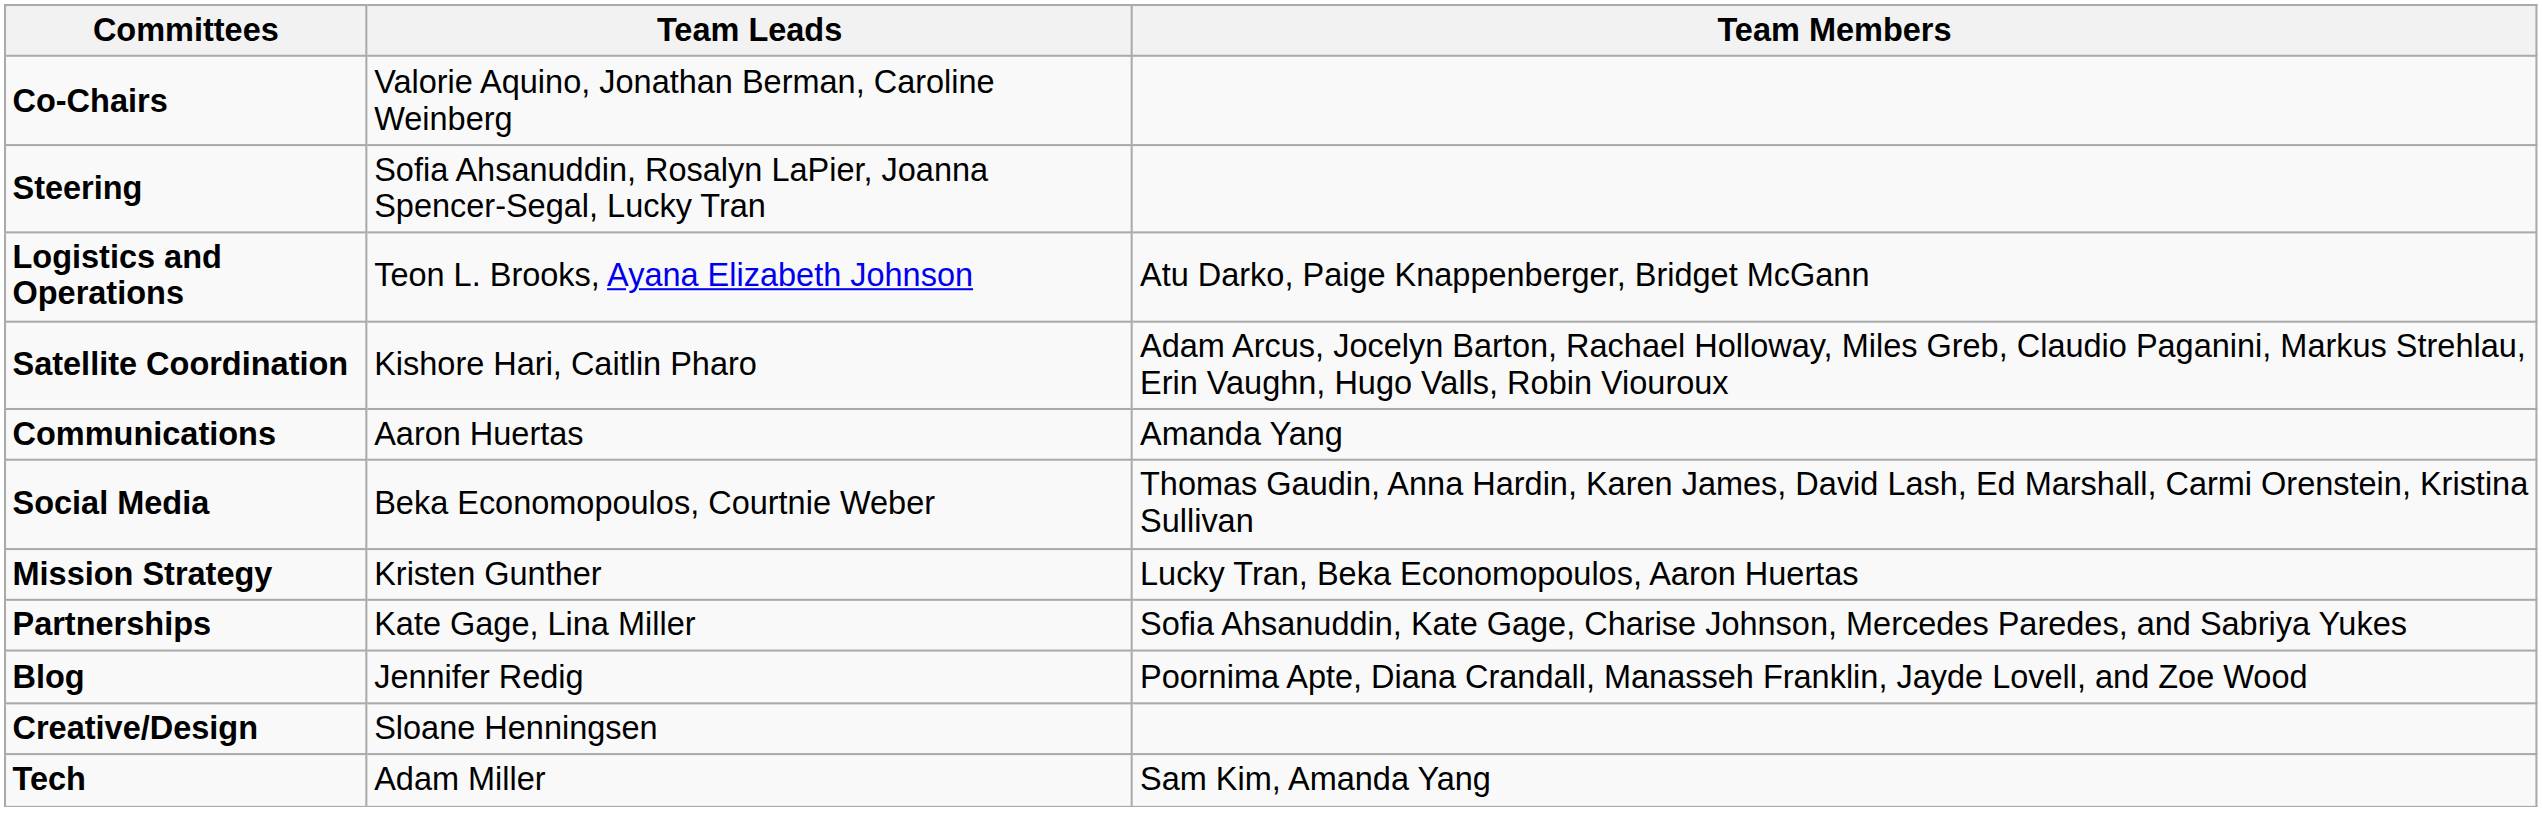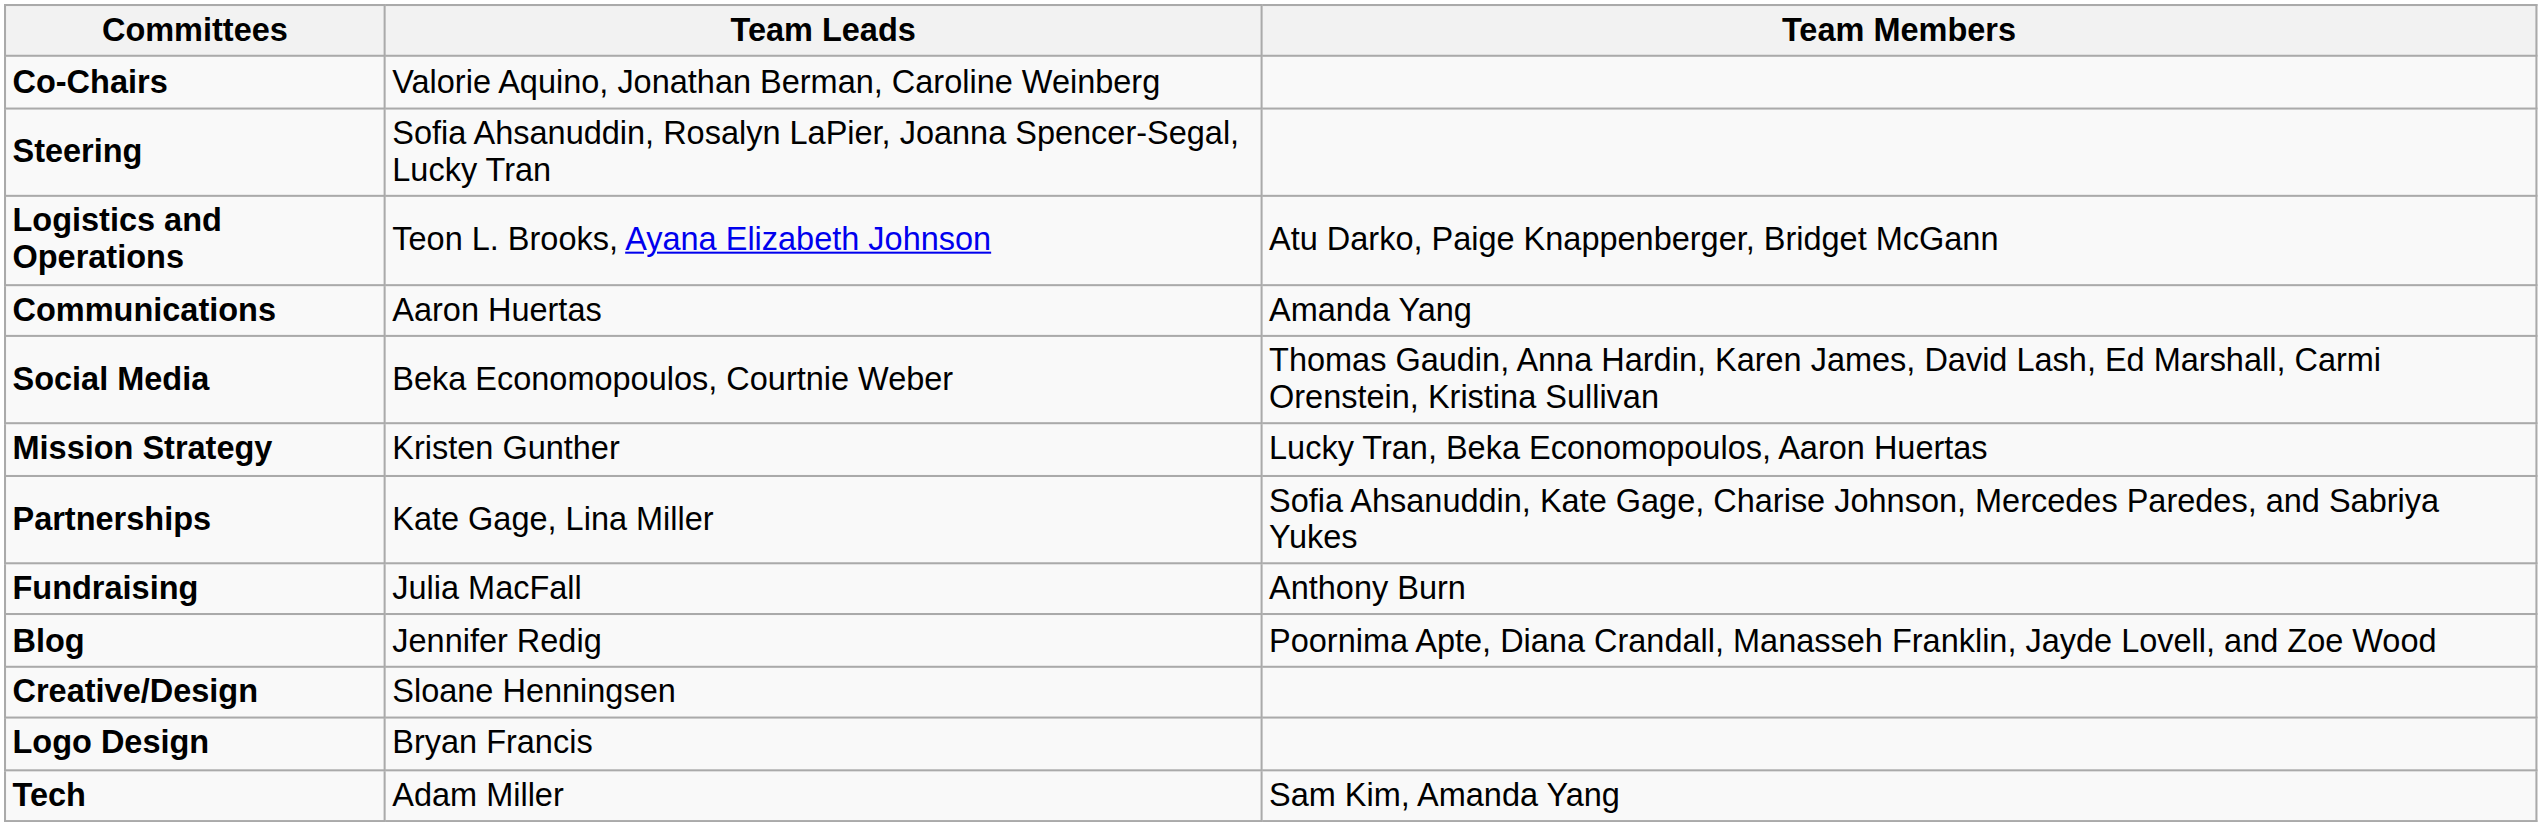- row: (180, 364)
+ row: (105, 588)
+ row: (111, 743)
